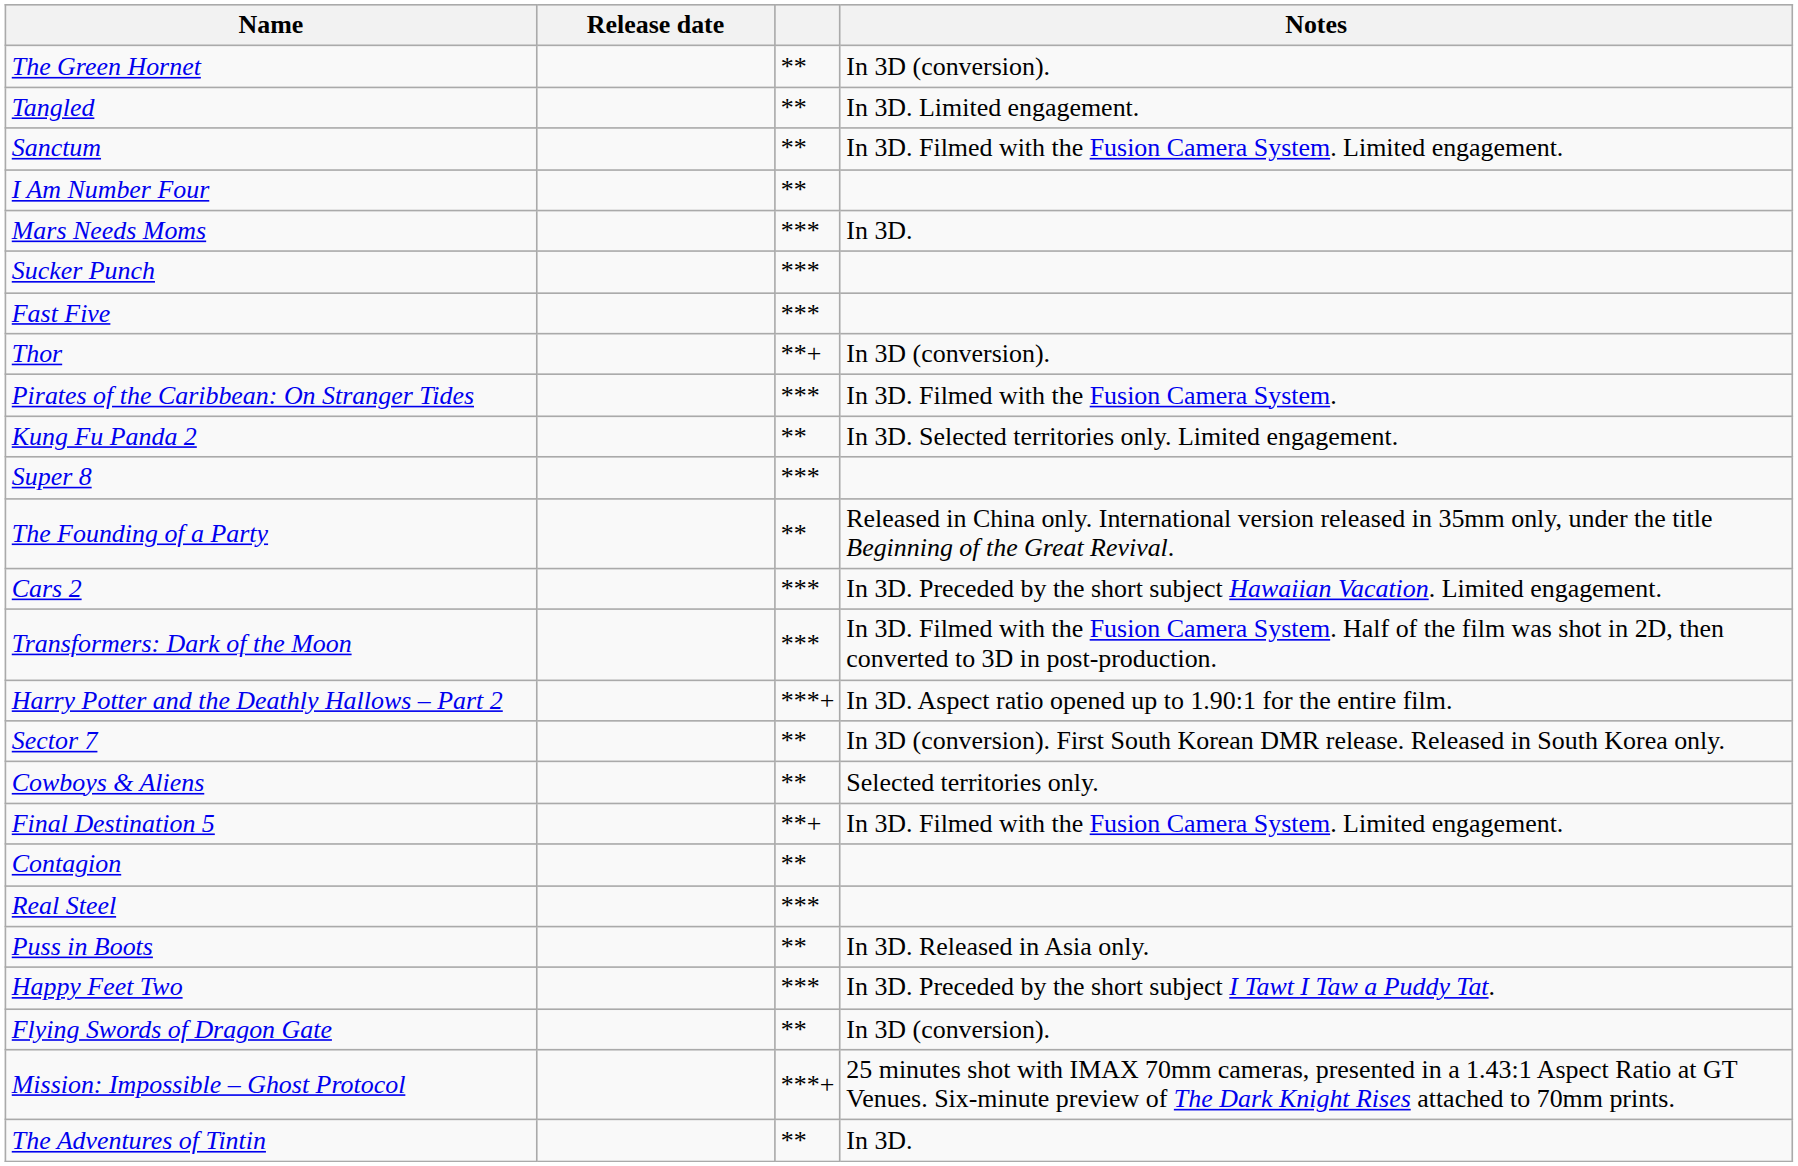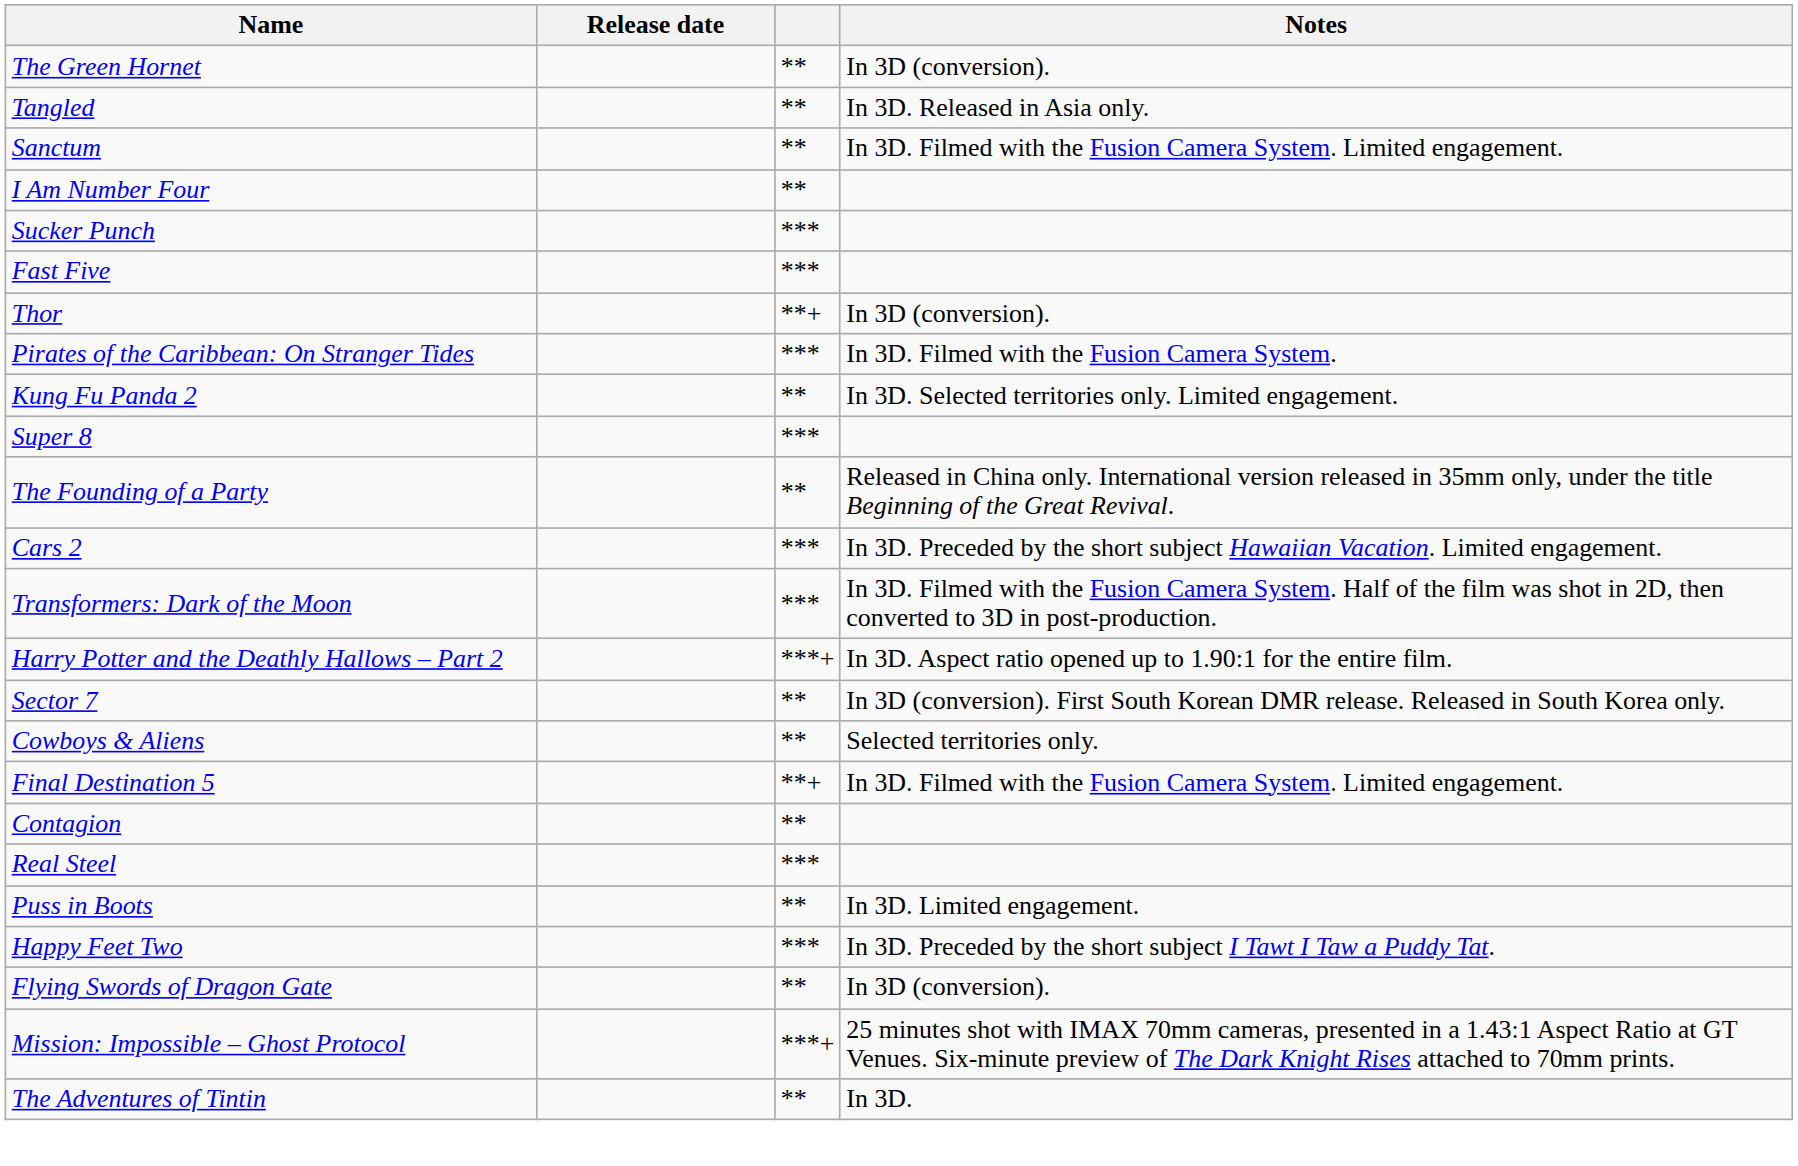(993, 107) In 3D. Limited engagement. -> (998, 107) In 3D. Released in Asia only.
- row: (109, 230)
(998, 946) In 3D. Released in Asia only. -> (993, 905) In 3D. Limited engagement.
